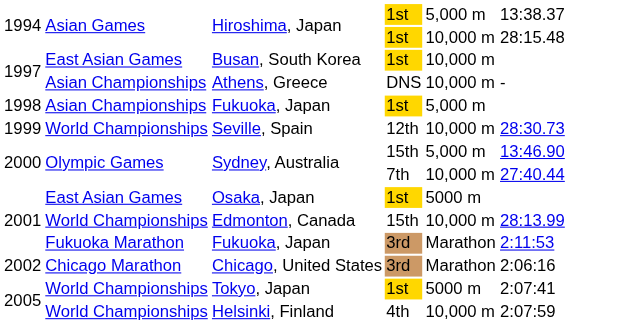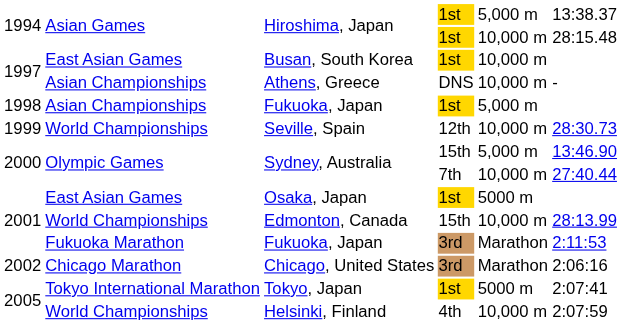(127, 289) World Championships -> (153, 289) Tokyo International Marathon
